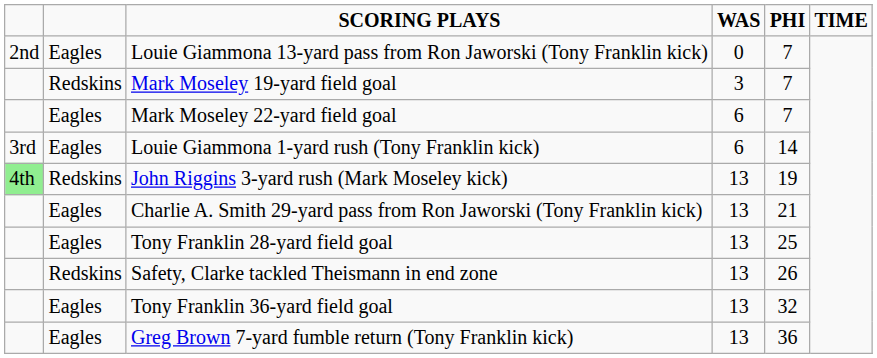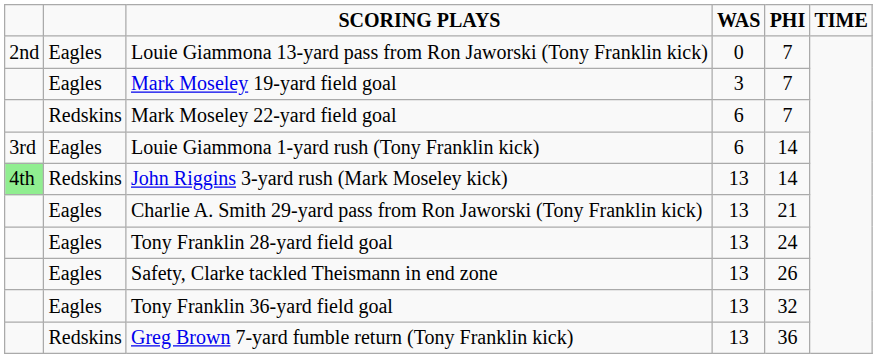(85, 83) Redskins -> (75, 83) Eagles
(75, 115) Eagles -> (85, 115) Redskins
(787, 178) 19 -> (787, 178) 14
(787, 242) 25 -> (787, 242) 24
(85, 274) Redskins -> (75, 274) Eagles
(75, 337) Eagles -> (85, 337) Redskins
